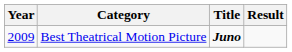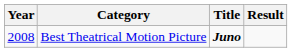(21, 36) 2009 -> (21, 36) 2008
